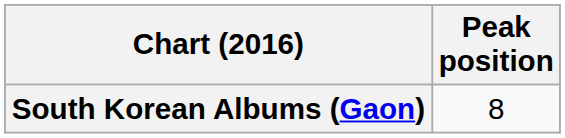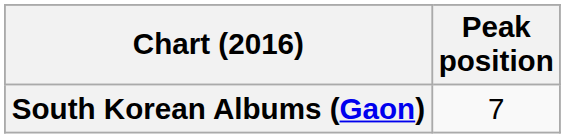(496, 108) 8 -> (496, 108) 7
